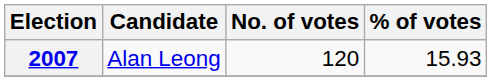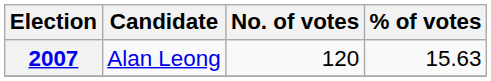(453, 57) 15.93 -> (453, 57) 15.63
